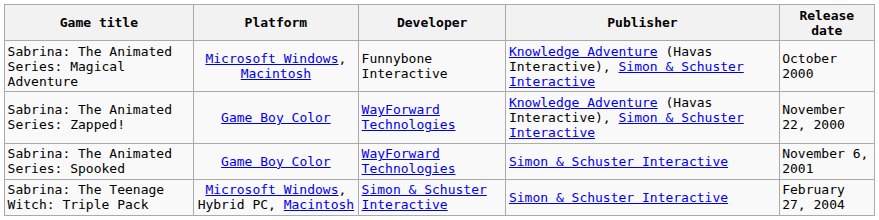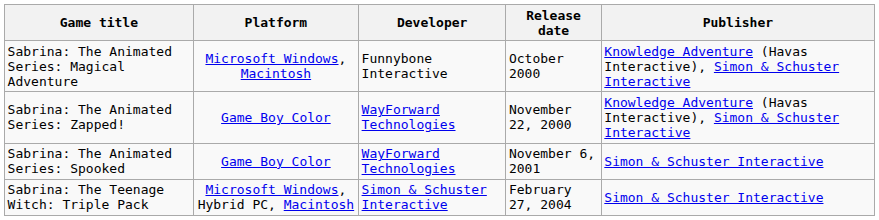columns swapped: (642, 23) <-> (827, 23)
